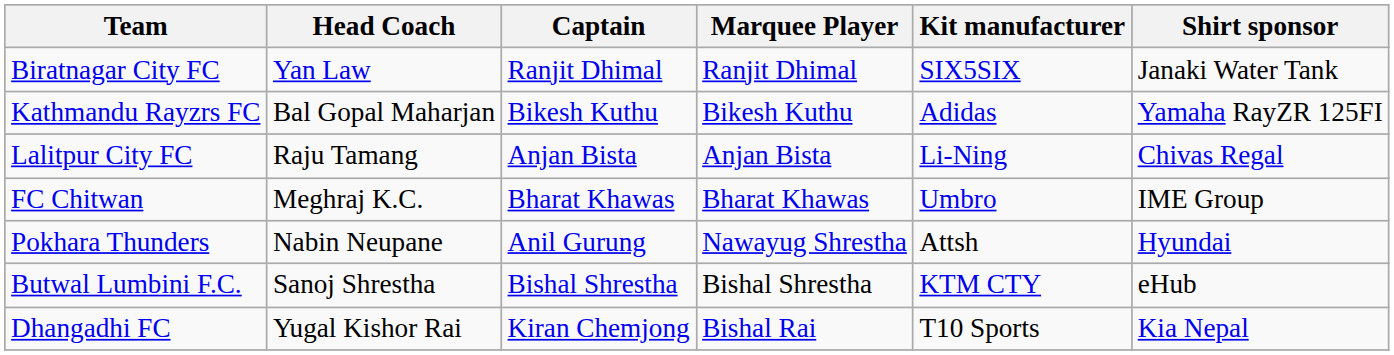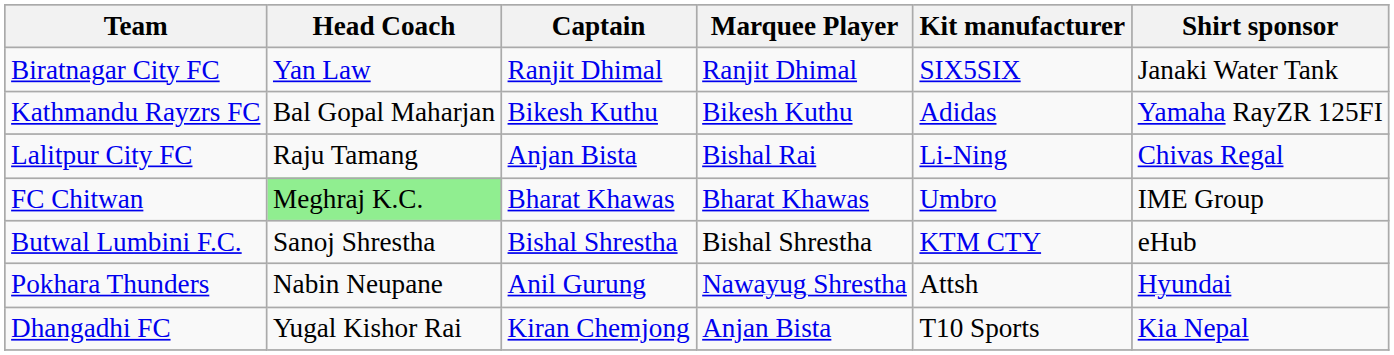(767, 155) Anjan Bista -> (759, 155) Bishal Rai
(348, 198) no background -> (348, 198) lightgreen background
rows swapped: (110, 241) <-> (126, 284)
(759, 328) Bishal Rai -> (767, 328) Anjan Bista
